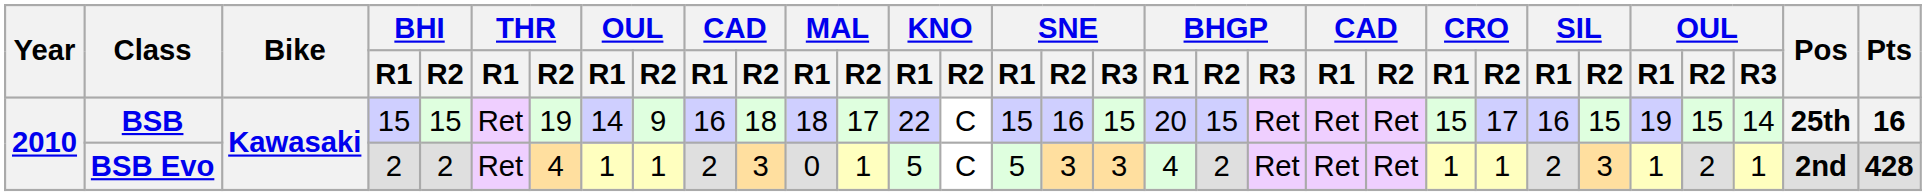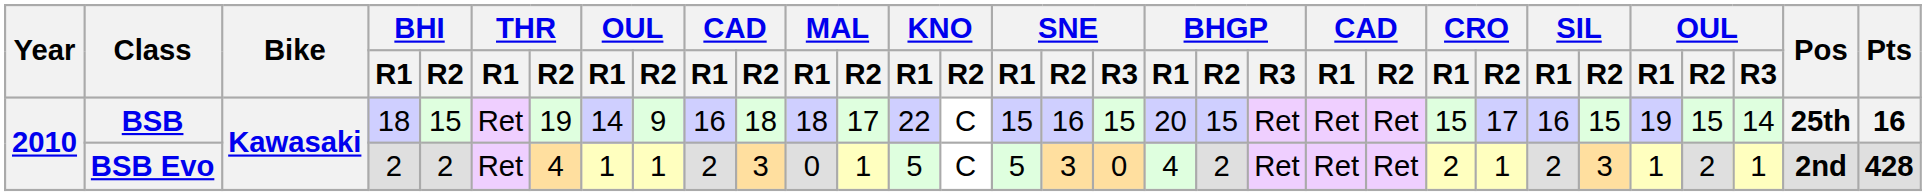(394, 120) 15 -> (394, 120) 18
(1119, 166) 3 -> (1119, 166) 0
(1451, 166) 1 -> (1451, 166) 2
